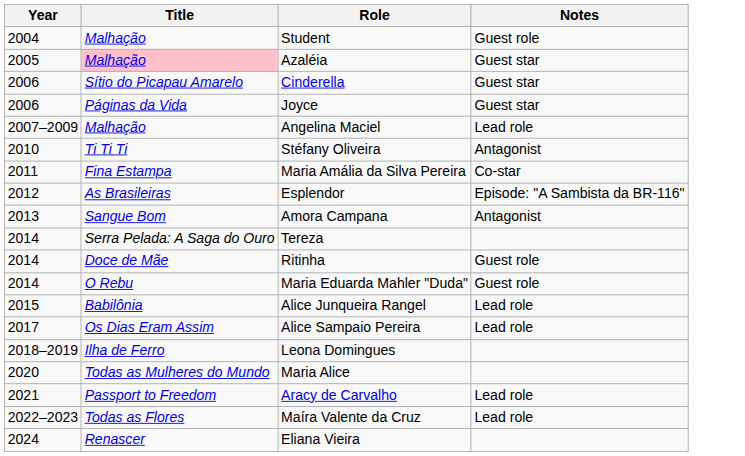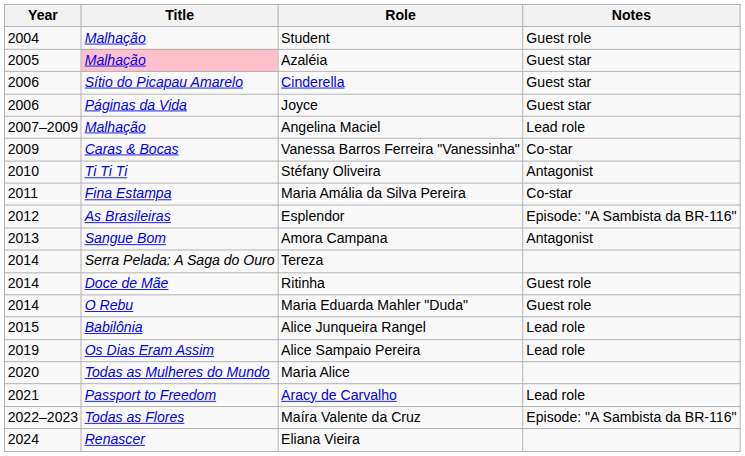+ row: (400, 149)
(23, 328) 2017 -> (23, 350) 2019
- row: (338, 350)
(504, 417) Lead role -> (631, 417) Episode: "A Sambista da BR-116"
